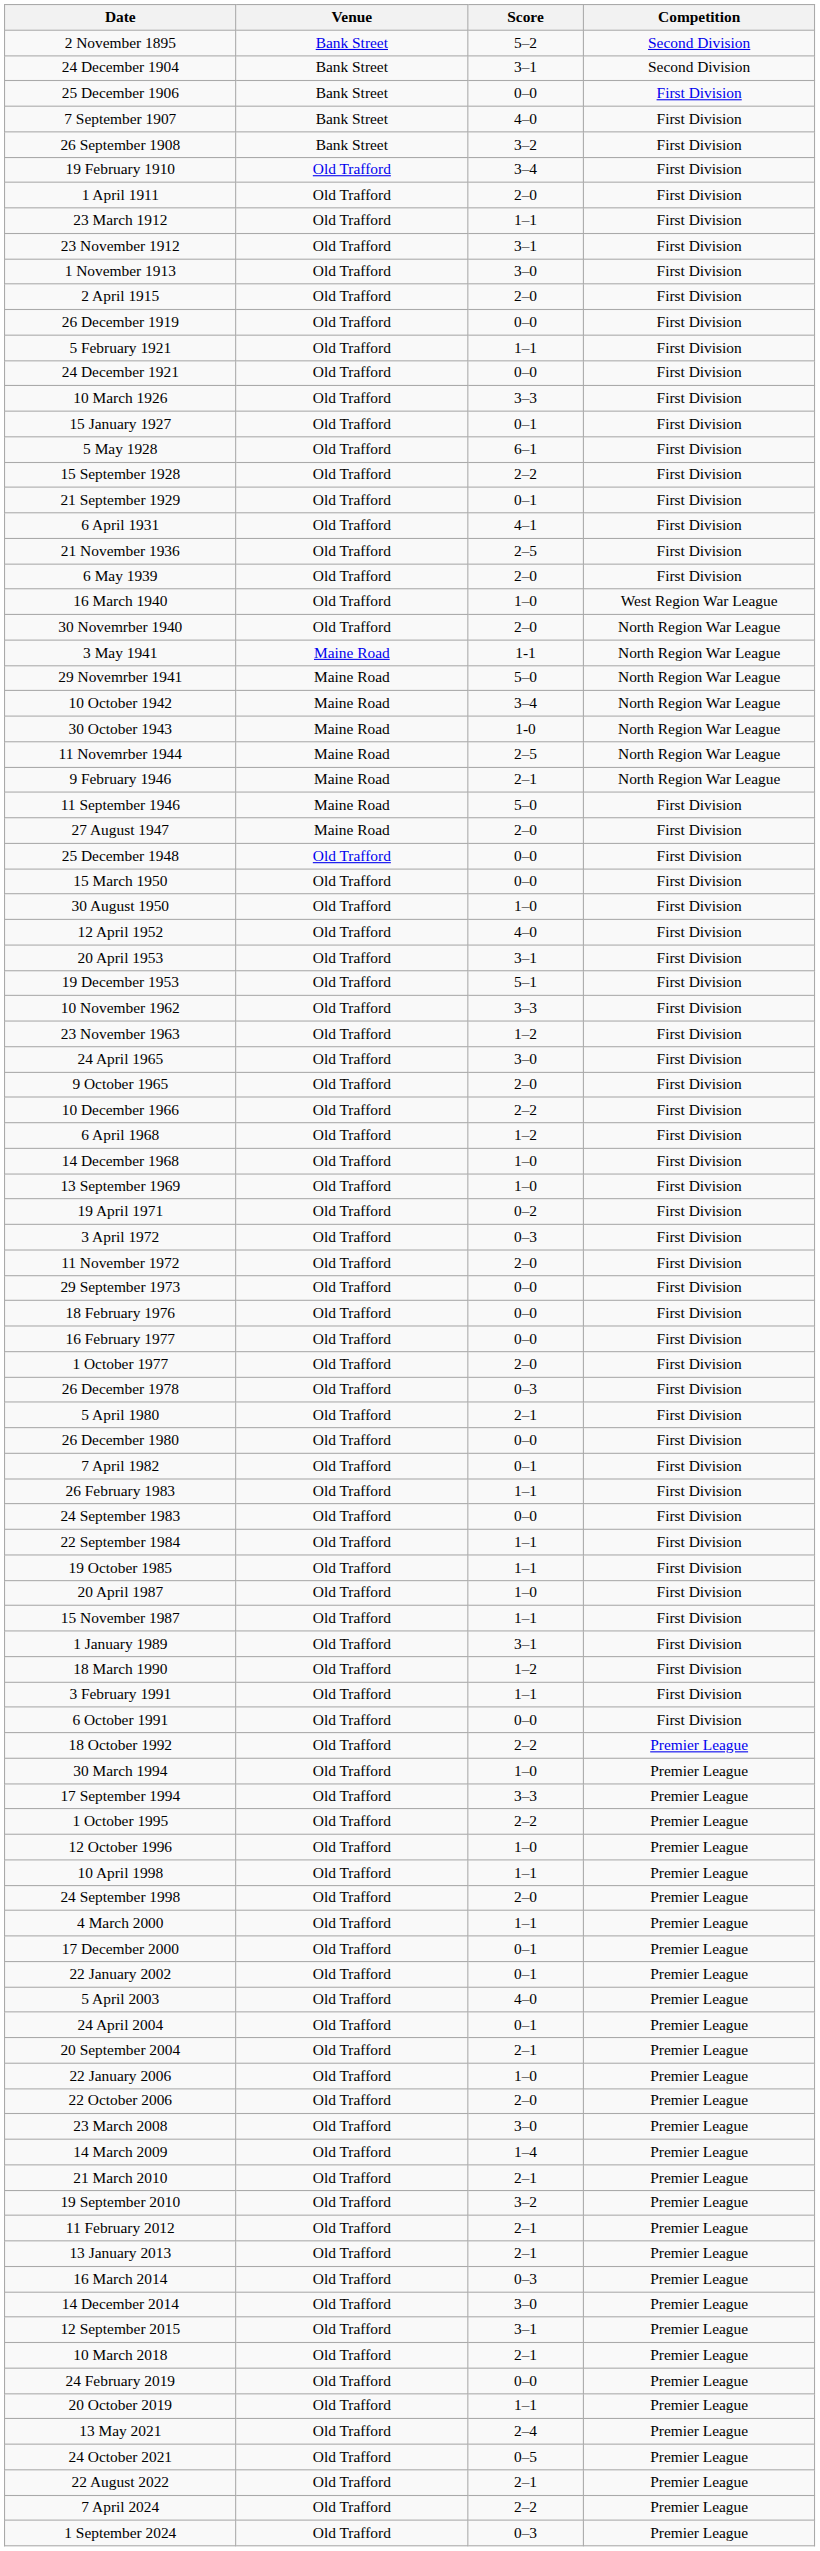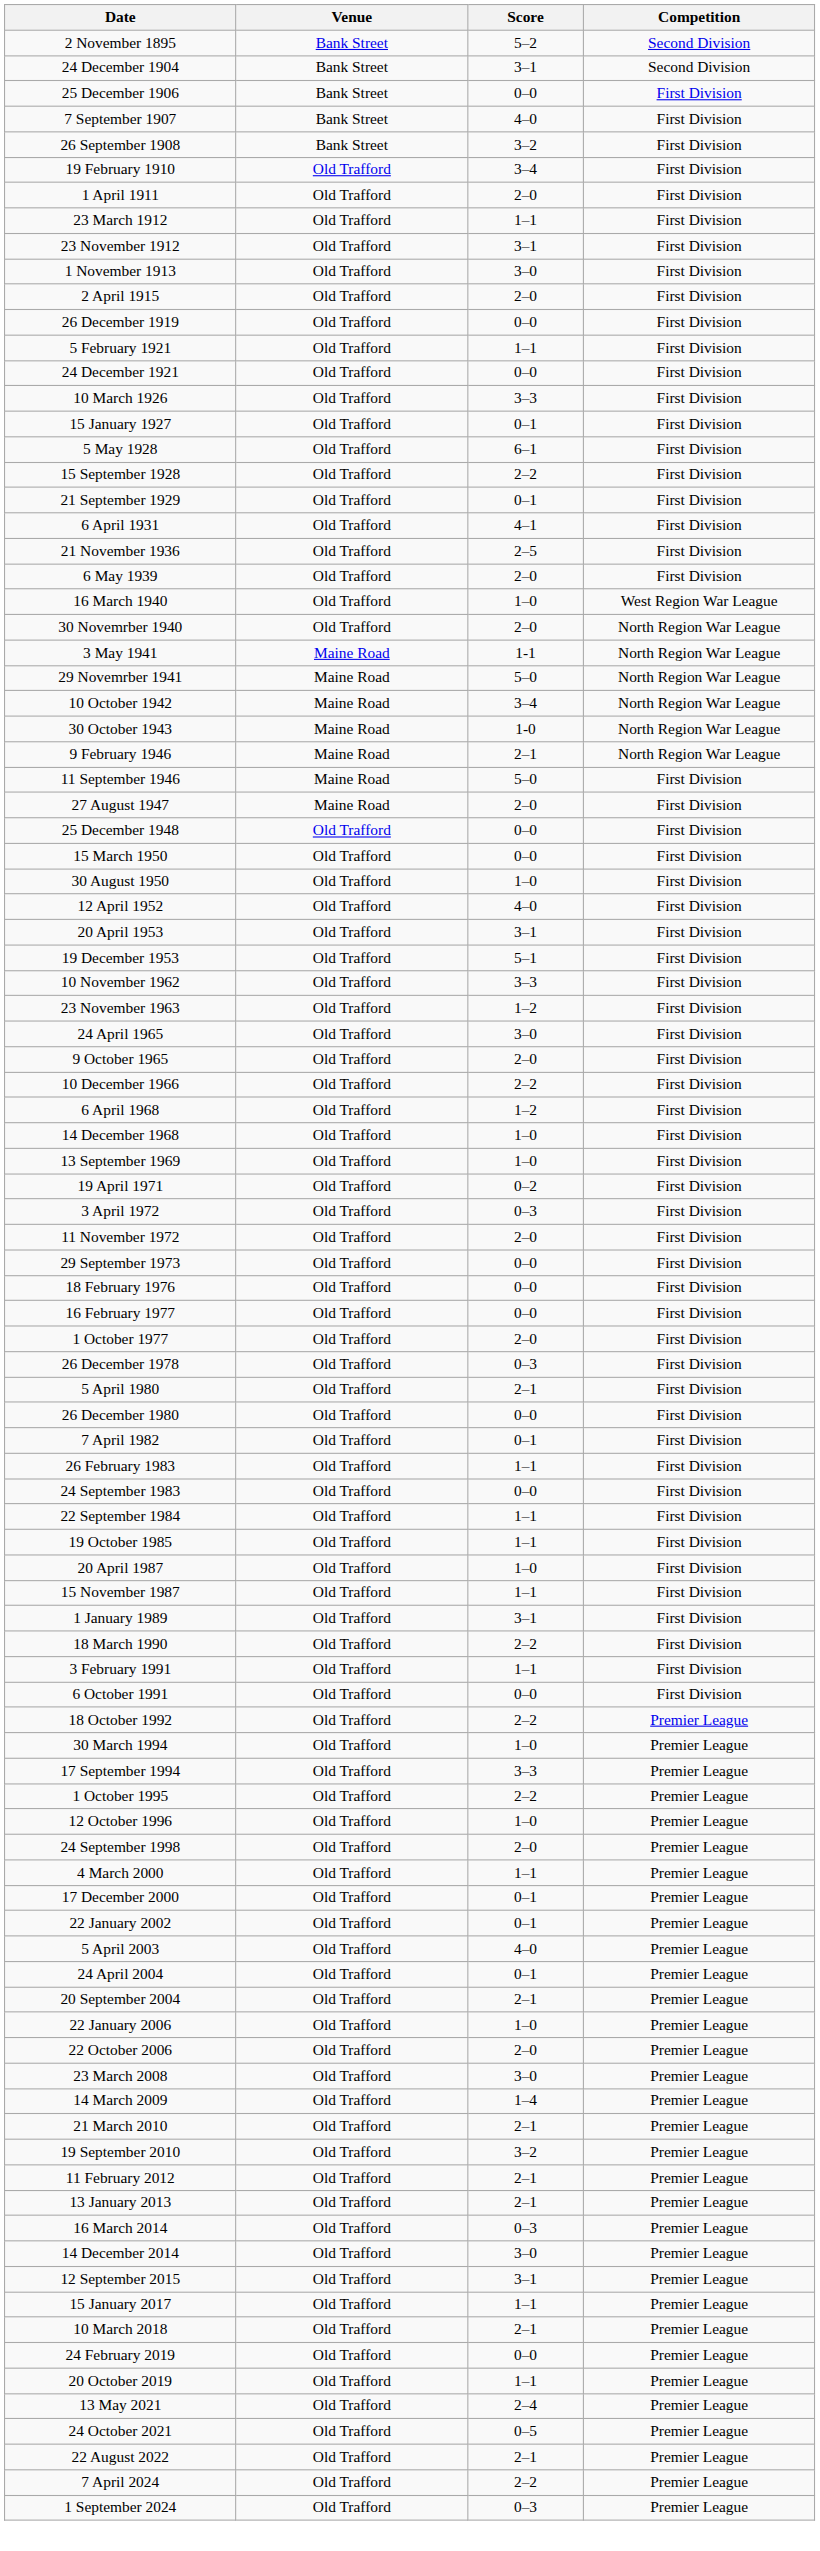- row: (120, 754)
(525, 1669) 1–2 -> (525, 1643) 2–2
- row: (120, 1872)
+ row: (120, 2304)
